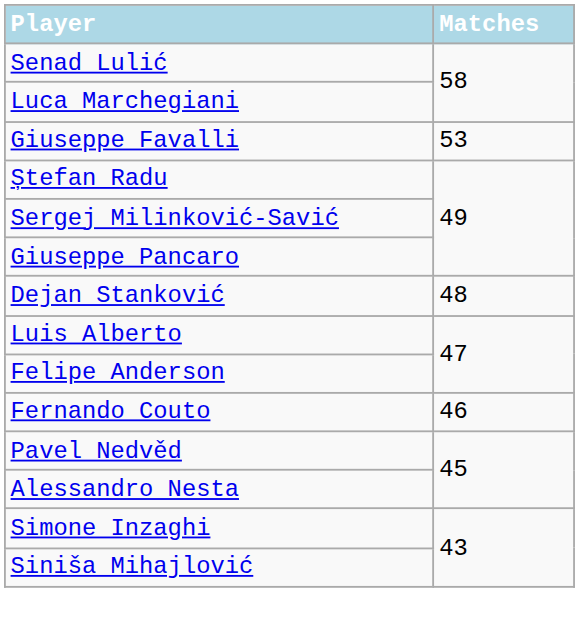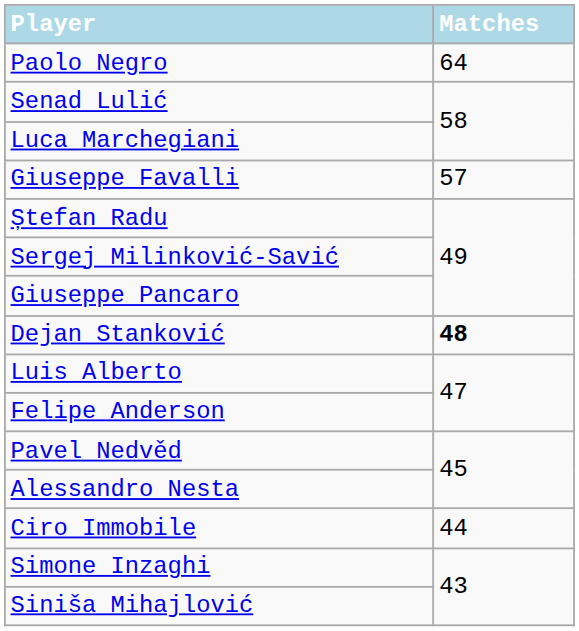+ row: (89, 63)
(454, 141) 53 -> (454, 179) 57
(454, 296) normal -> (454, 334) bold
- row: (111, 412)
+ row: (103, 528)
